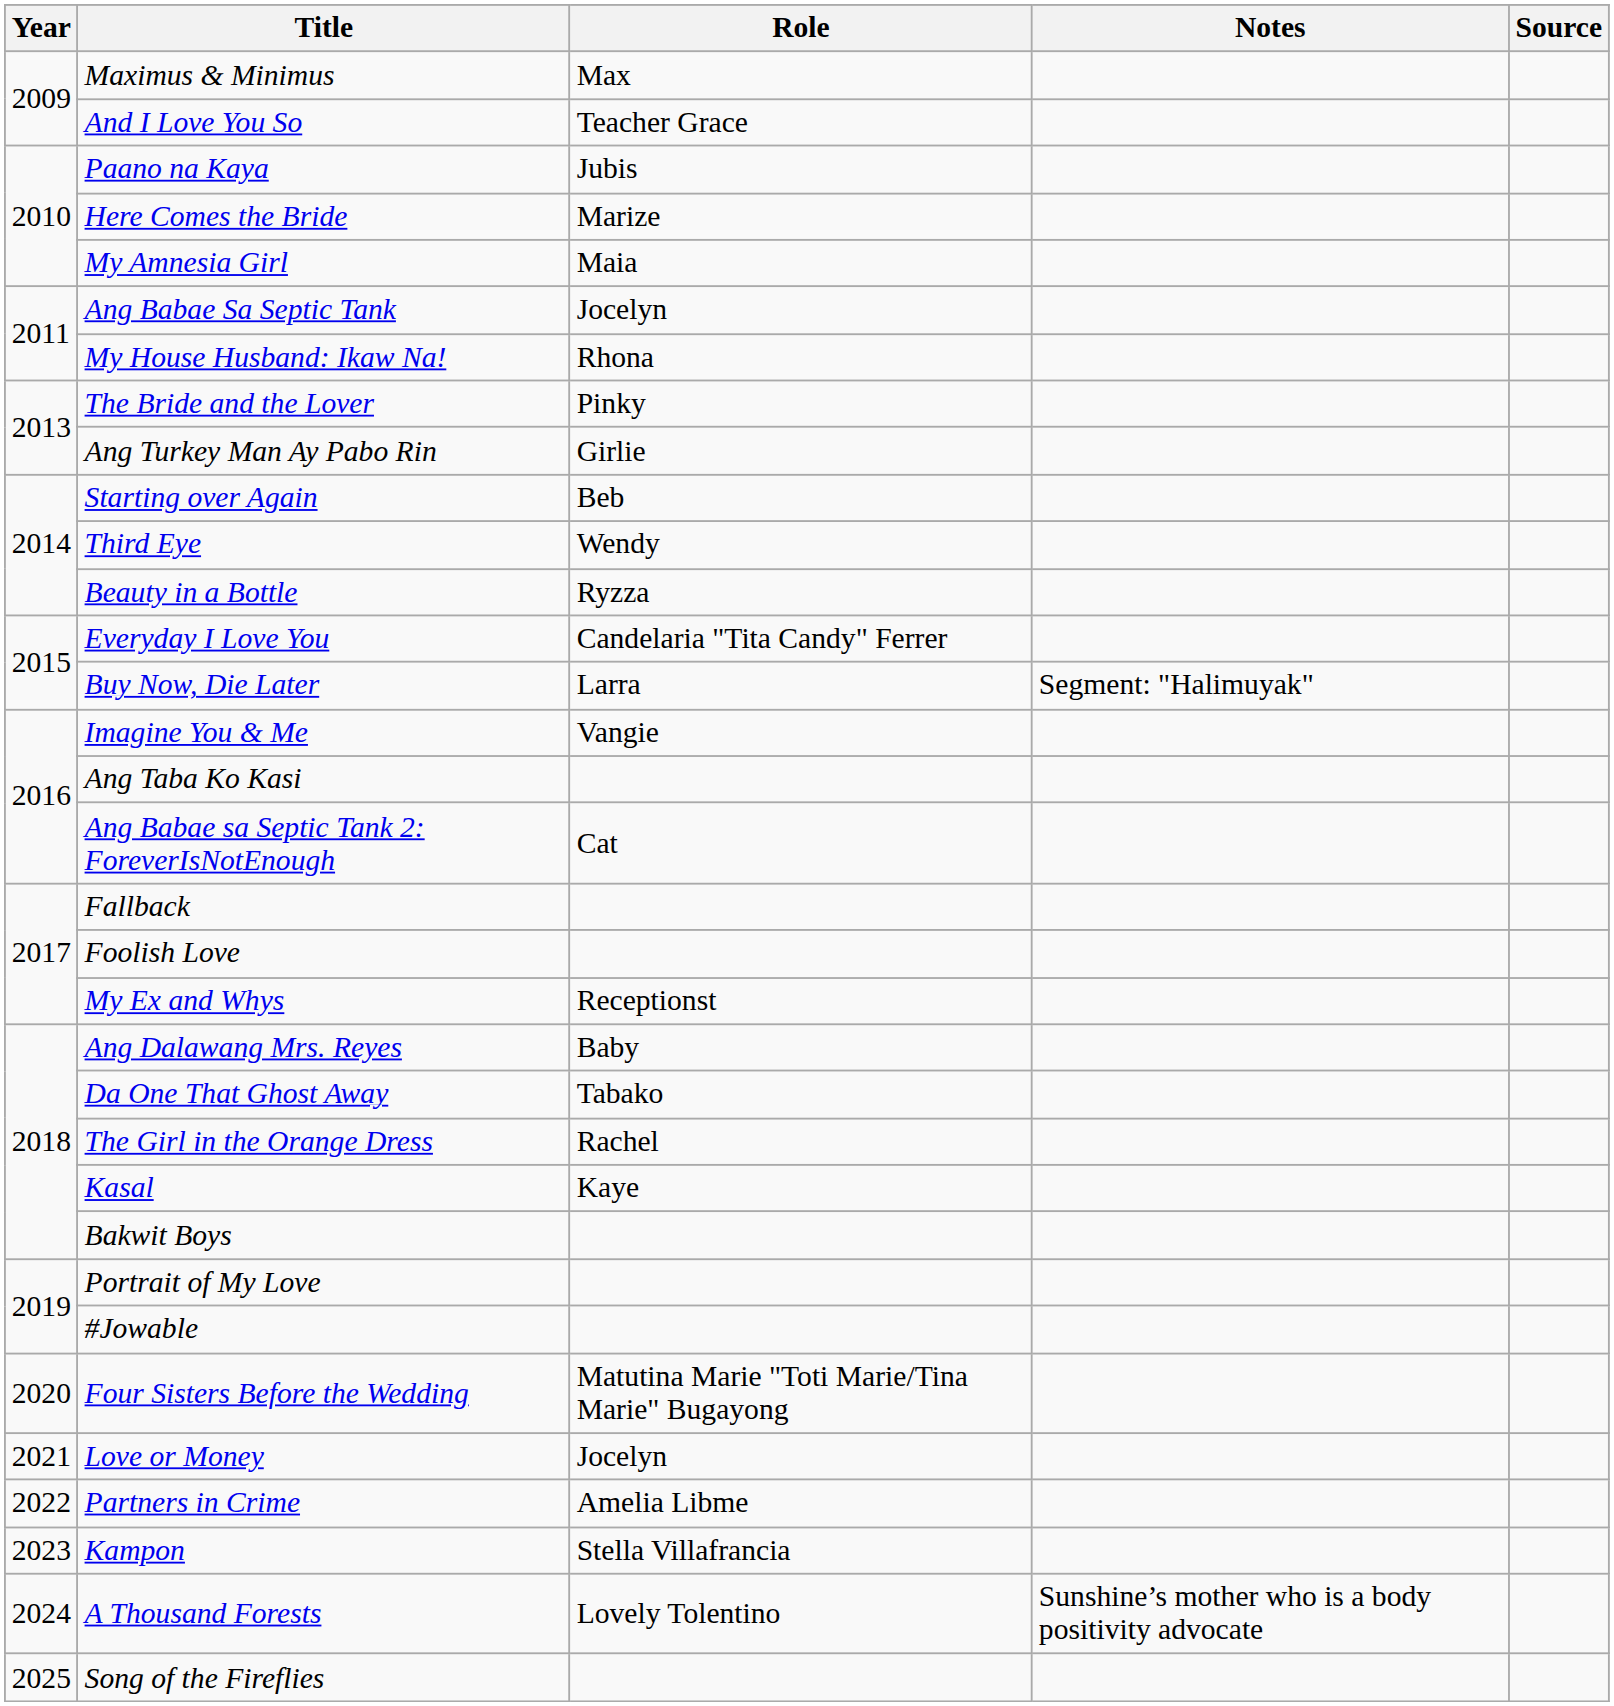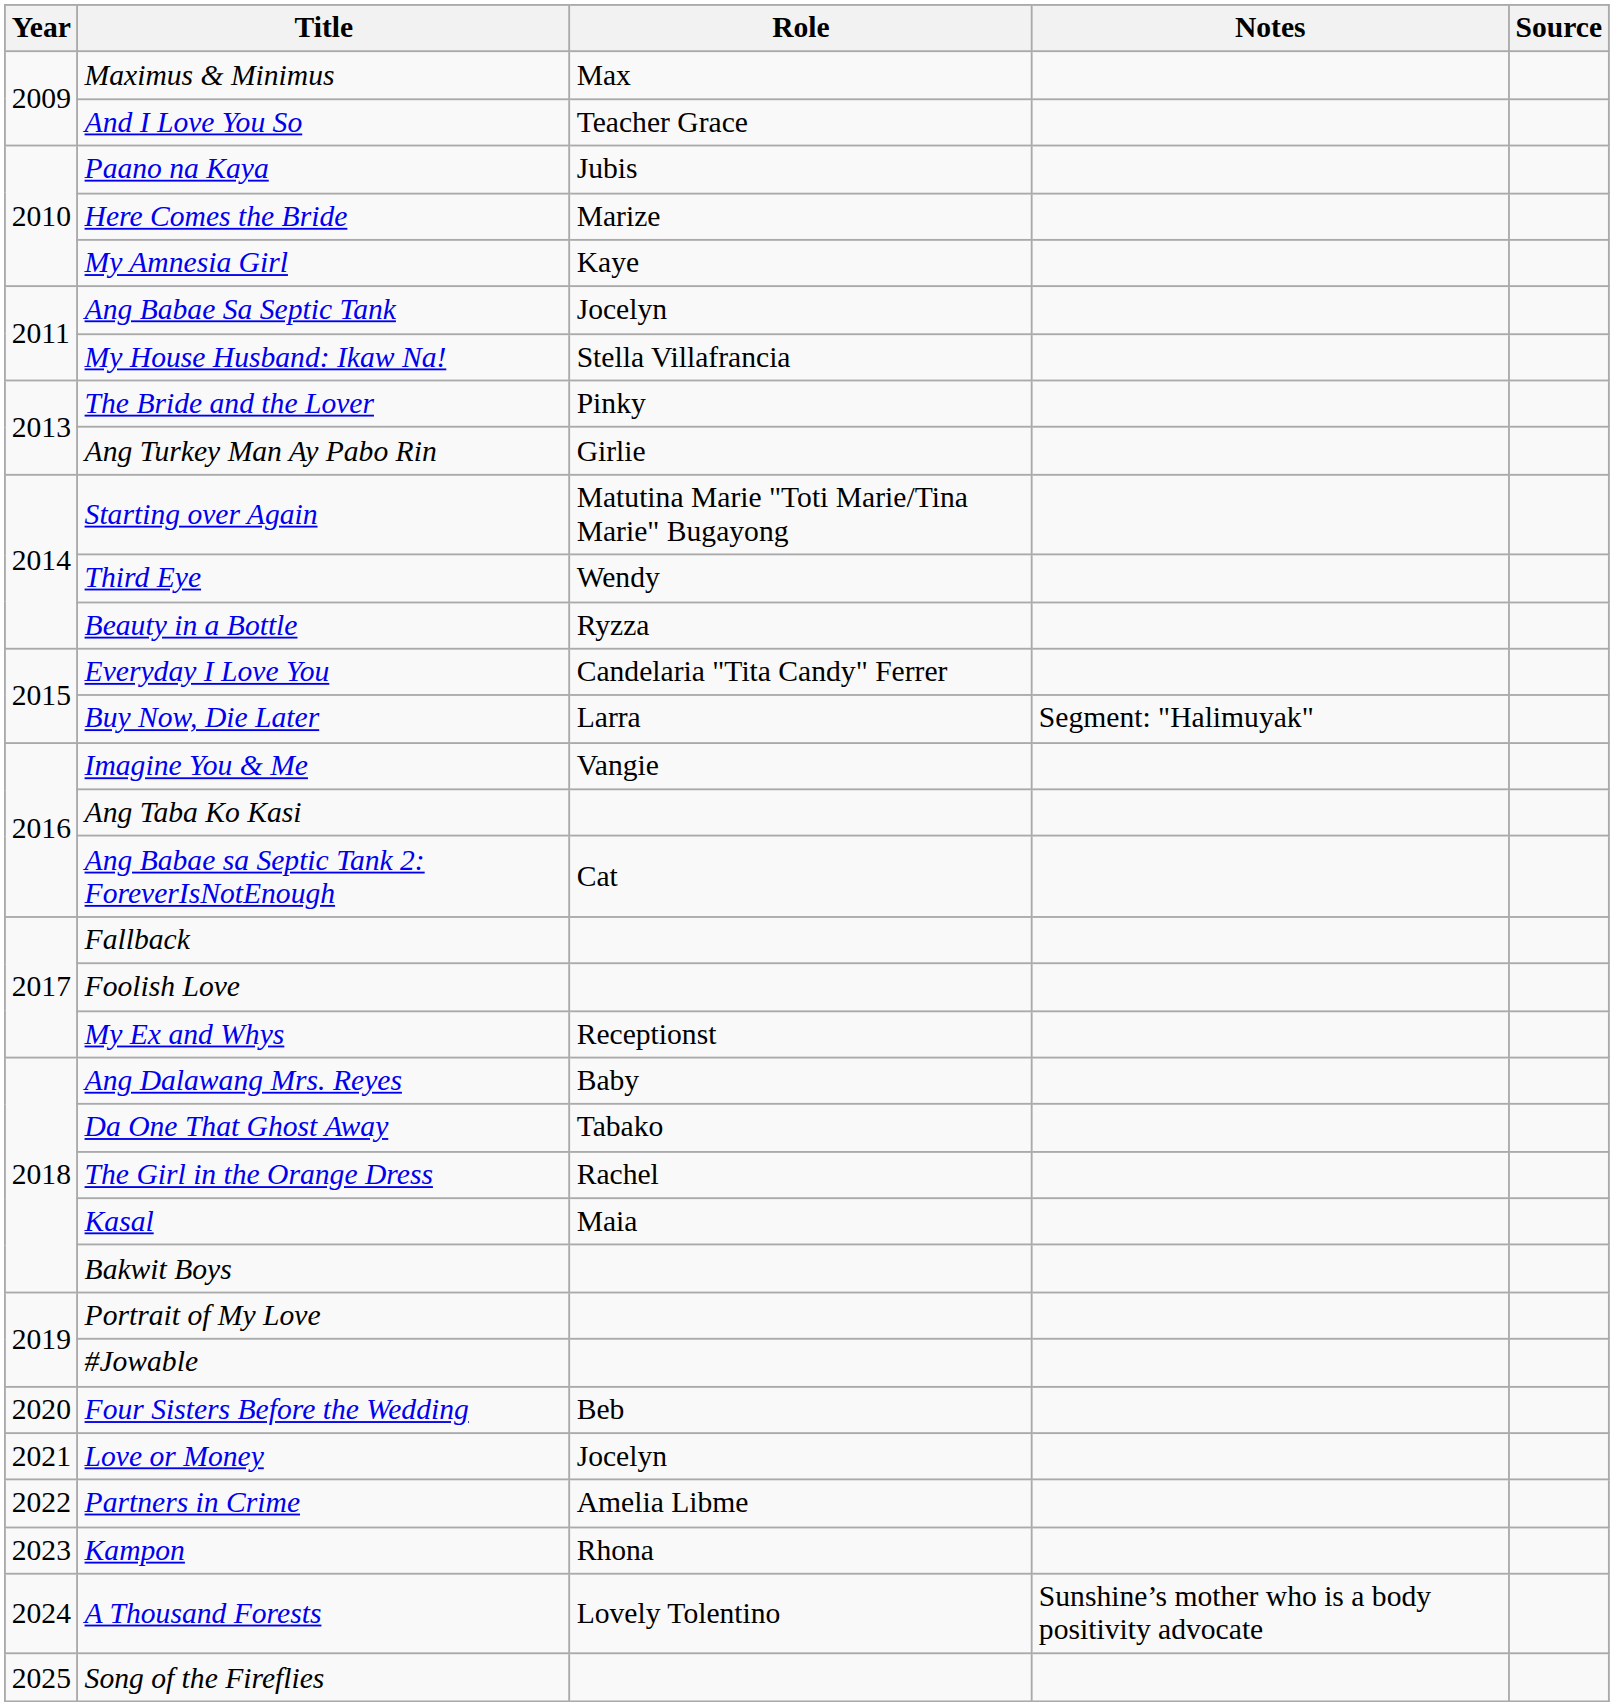(607, 262) Maia -> (608, 262) Kaye
(615, 356) Rhona -> (684, 356) Stella Villafrancia
(601, 497) Beb -> (772, 514) Matutina Marie "Toti Marie/Tina Marie" Bugayong
(608, 1187) Kaye -> (607, 1221) Maia
(772, 1392) Matutina Marie "Toti Marie/Tina Marie" Bugayong -> (601, 1408) Beb
(684, 1549) Stella Villafrancia -> (615, 1549) Rhona
